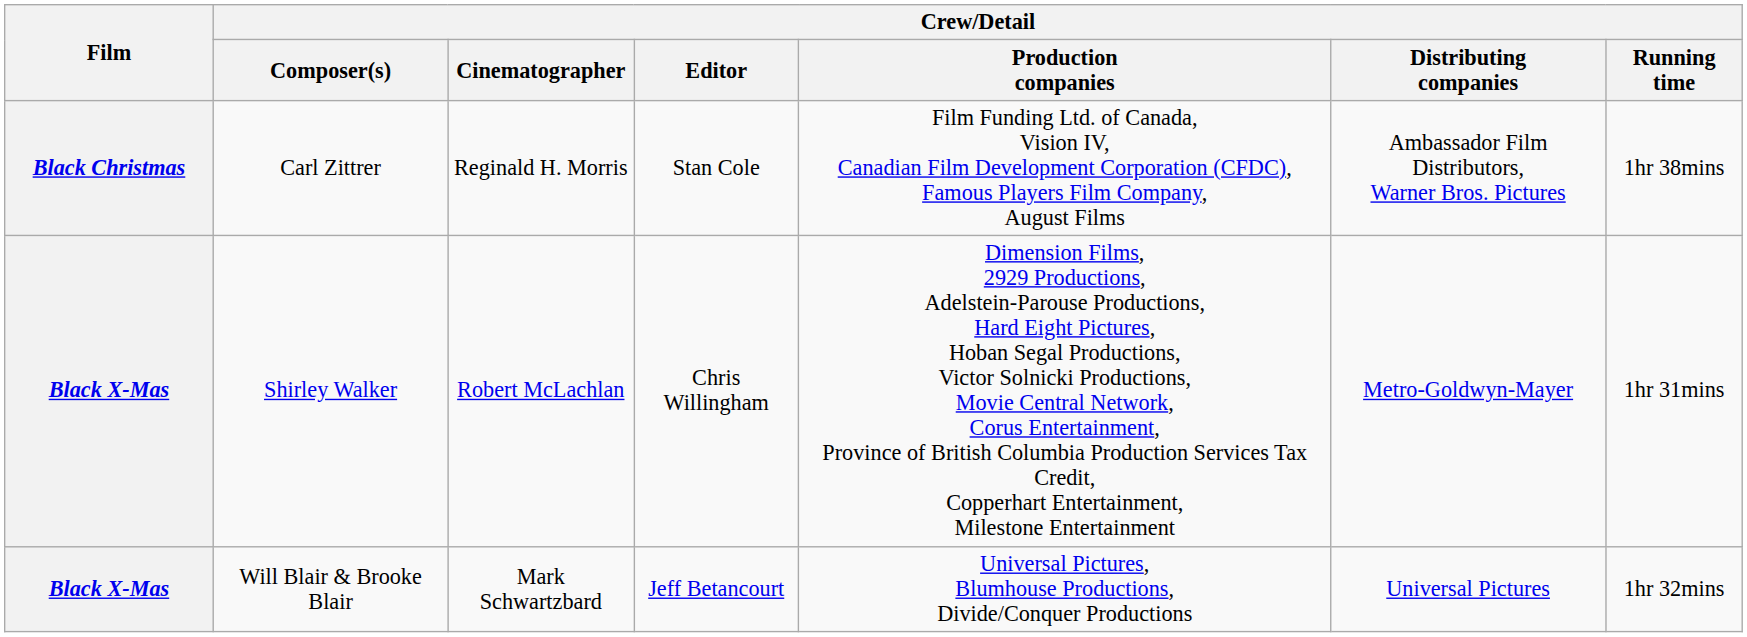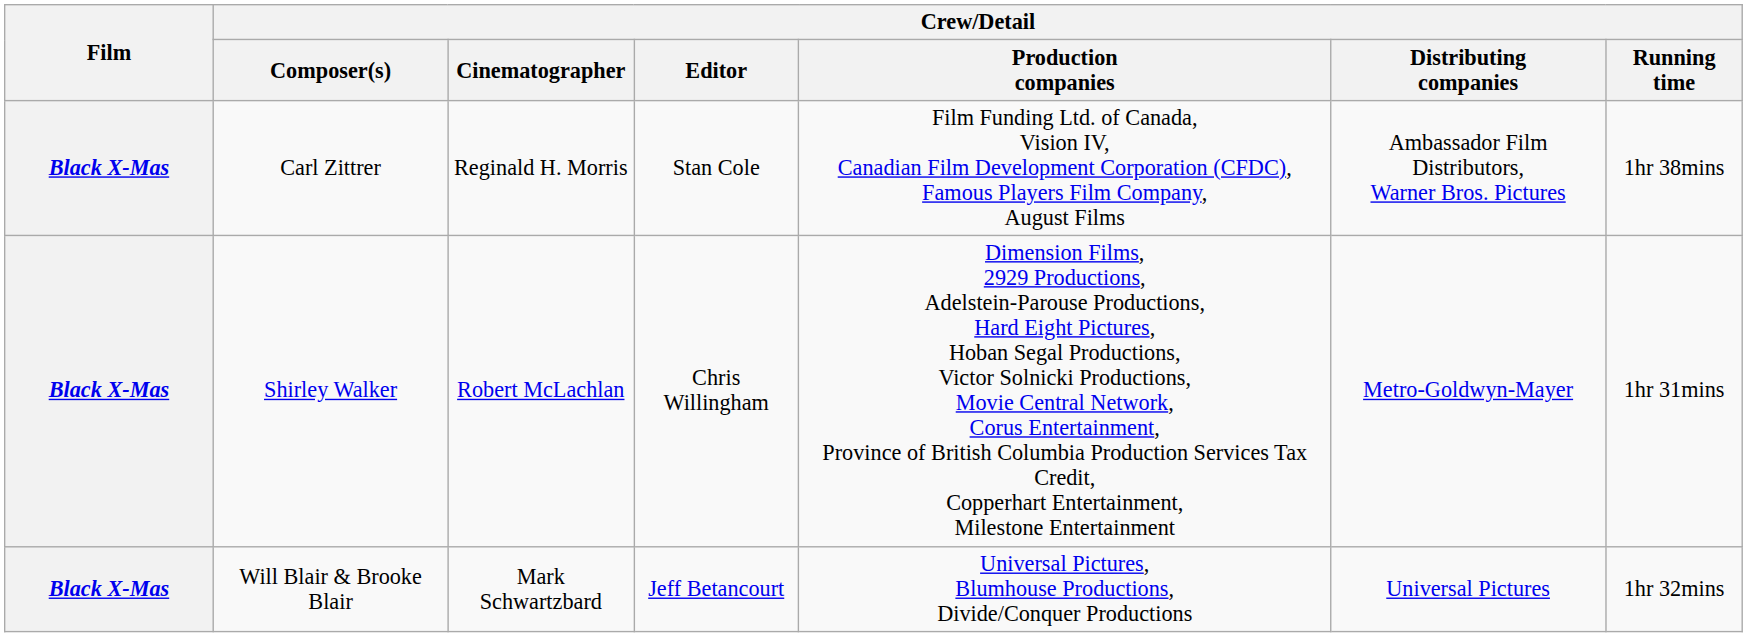(109, 167) Black Christmas -> (109, 167) Black X-Mas
